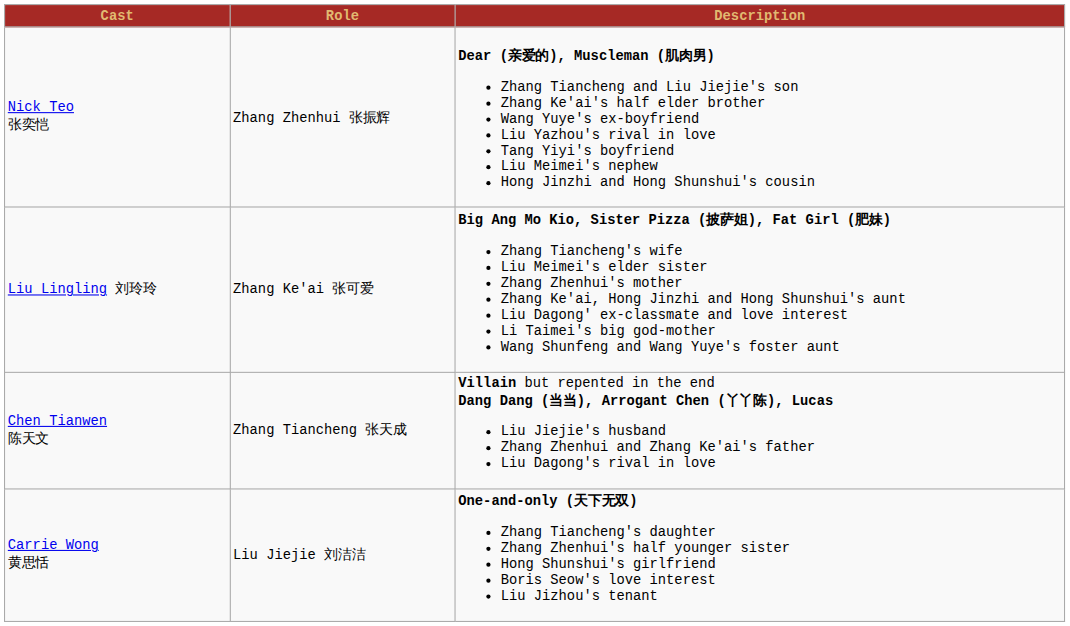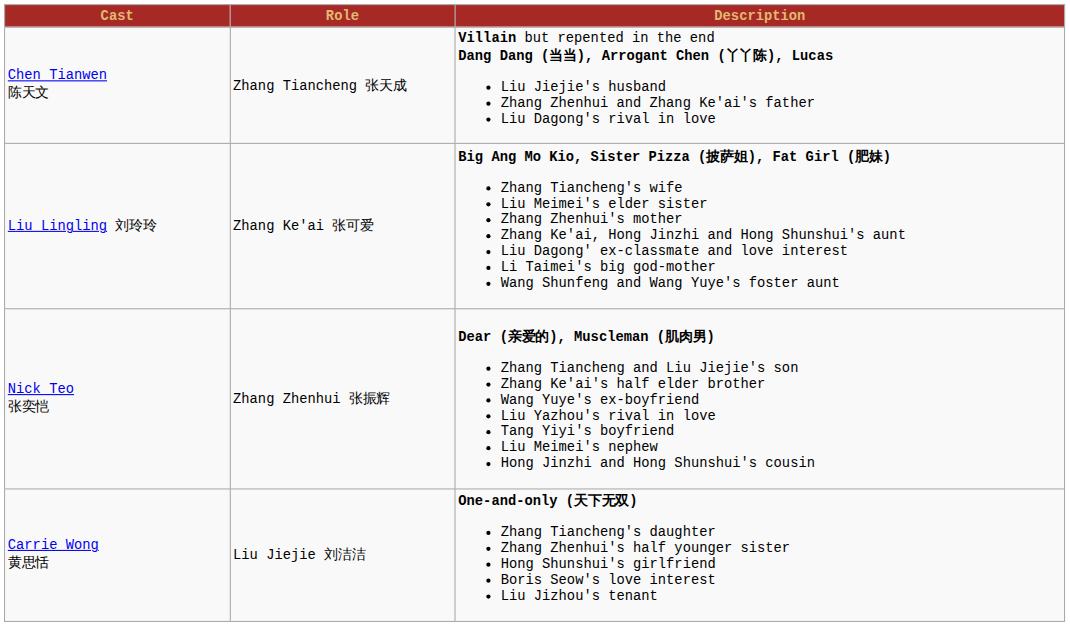rows swapped: (57, 430) <-> (41, 117)
